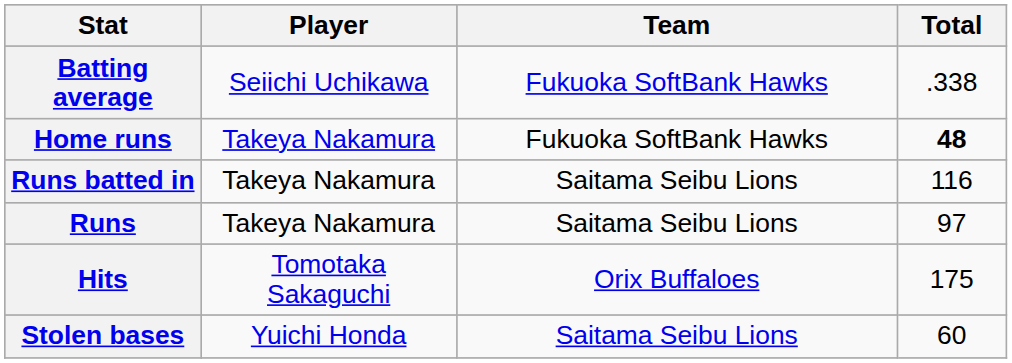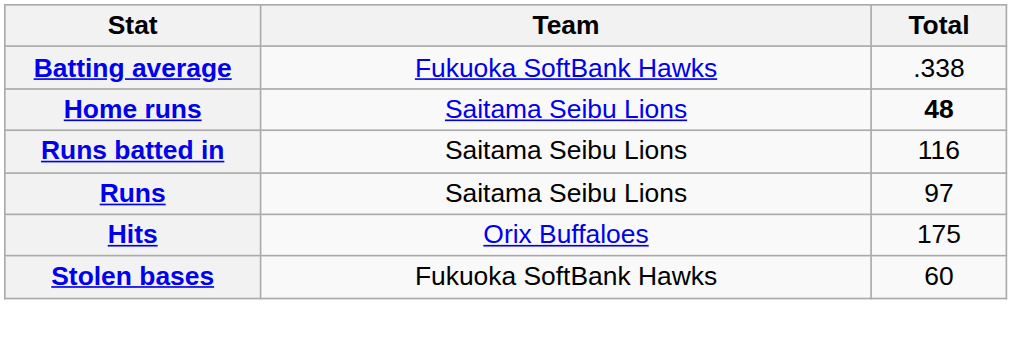- column: (329, 25)
(677, 138) Fukuoka SoftBank Hawks -> (566, 109) Saitama Seibu Lions
(677, 336) Saitama Seibu Lions -> (566, 276) Fukuoka SoftBank Hawks
